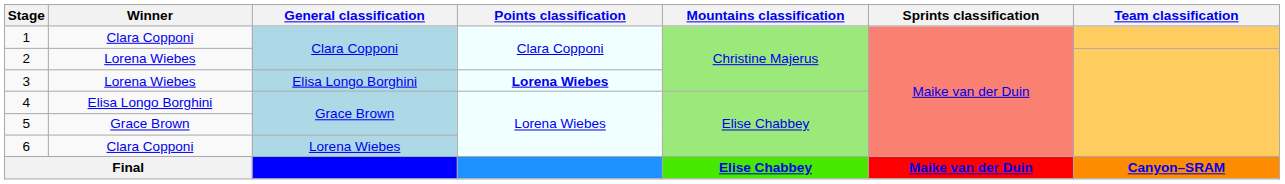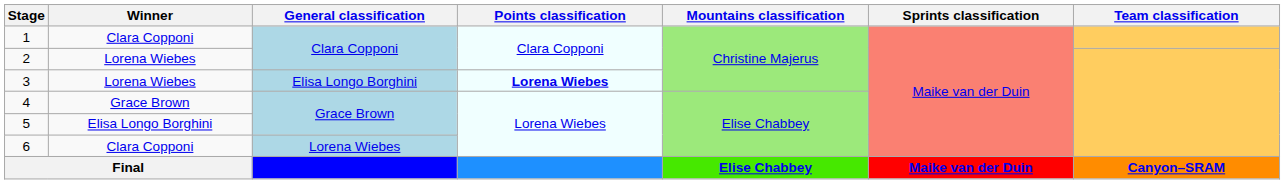(150, 103) Elisa Longo Borghini -> (150, 103) Grace Brown
(150, 124) Grace Brown -> (150, 124) Elisa Longo Borghini
